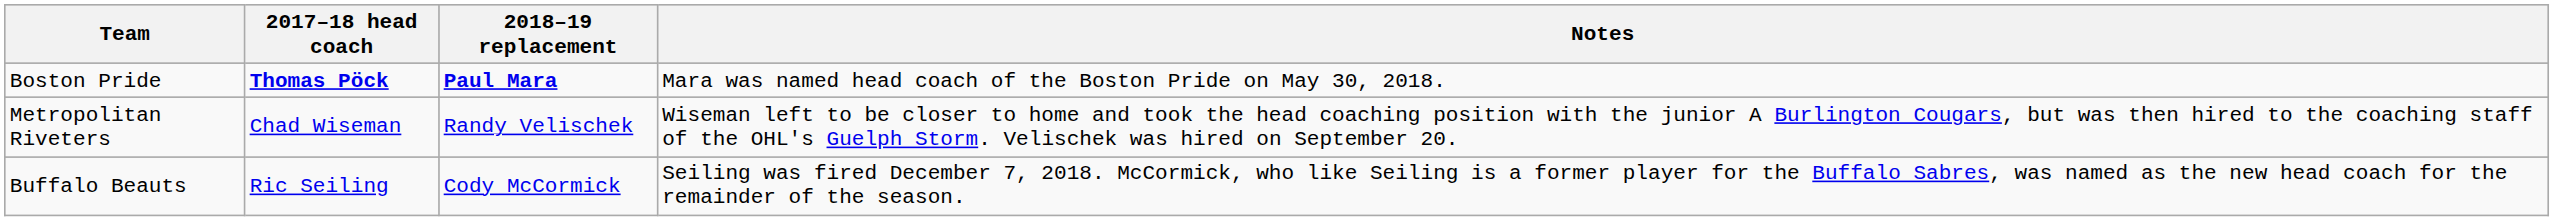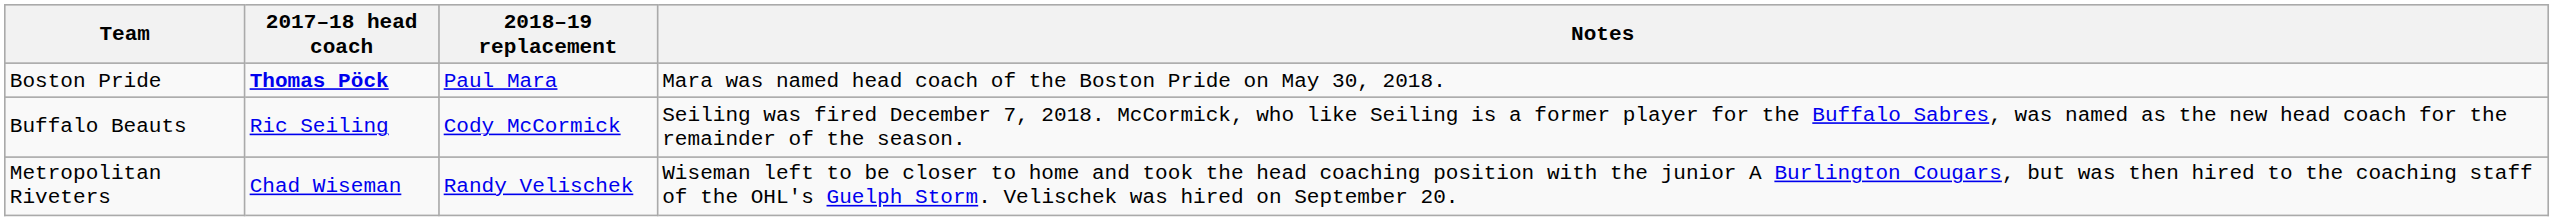(501, 81) bold -> (501, 81) normal
rows swapped: (86, 127) <-> (98, 186)
